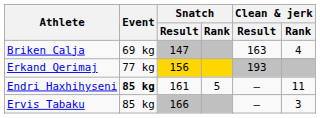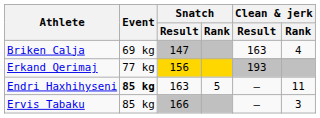(179, 86) 161 -> (179, 86) 163
